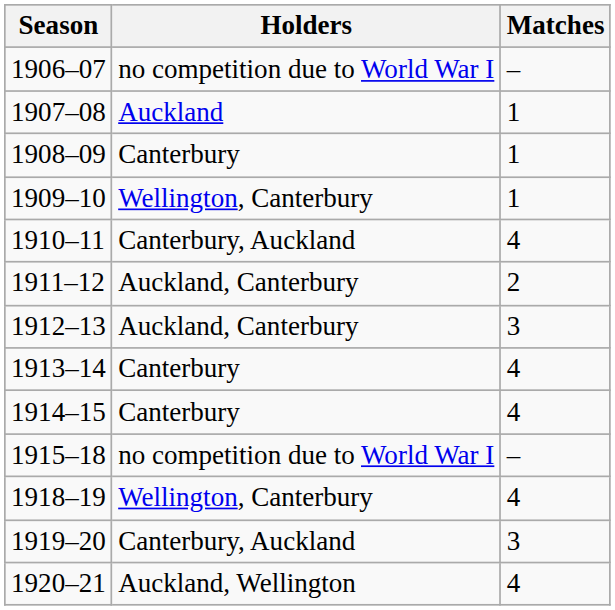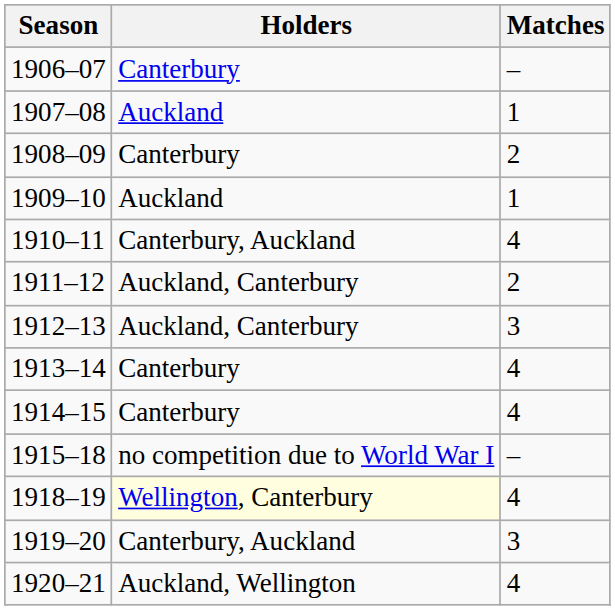(306, 68) no competition due to World War I -> (179, 68) Canterbury
(514, 154) 1 -> (514, 154) 2
(246, 197) Wellington, Canterbury -> (171, 197) Auckland
(246, 497) no background -> (246, 497) lightyellow background
